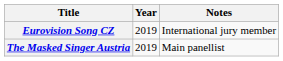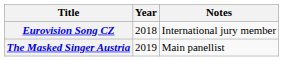(146, 30) 2019 -> (146, 30) 2018
